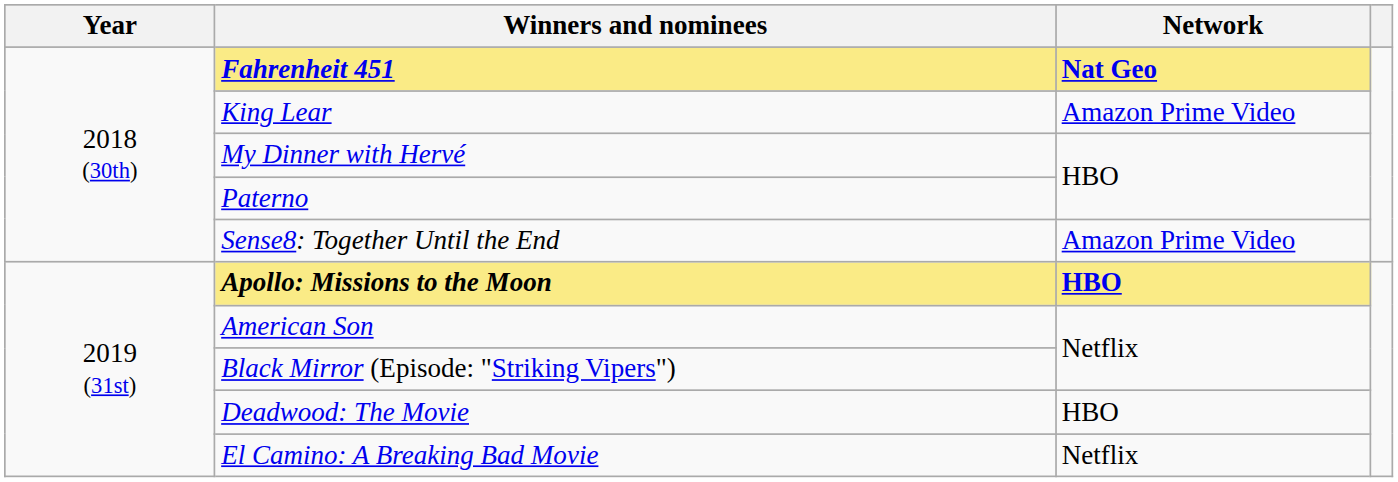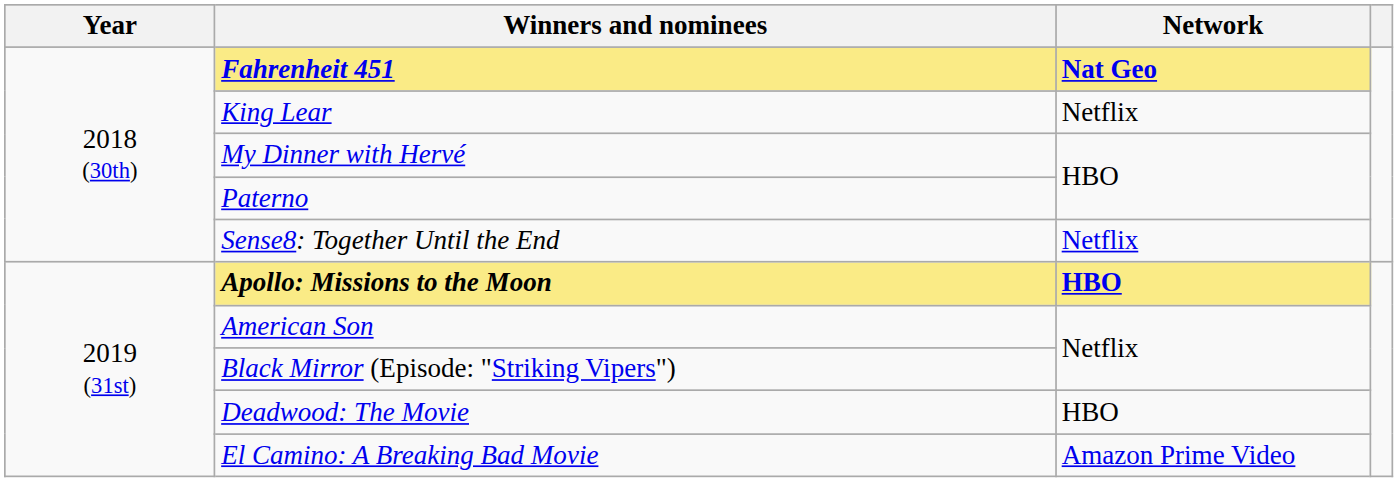(1179, 111) Amazon Prime Video -> (1100, 111) Netflix
(1179, 240) Amazon Prime Video -> (1100, 240) Netflix
(1100, 454) Netflix -> (1179, 454) Amazon Prime Video
